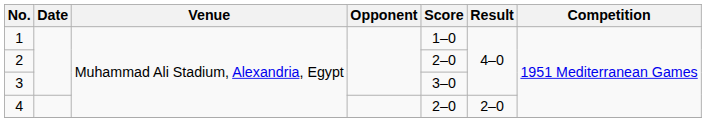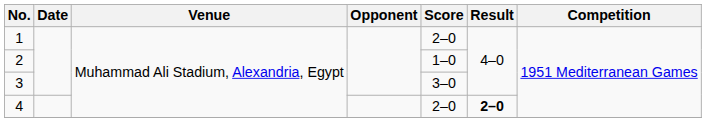(444, 38) 1–0 -> (444, 38) 2–0
(444, 60) 2–0 -> (444, 60) 1–0
(492, 106) normal -> (492, 106) bold
